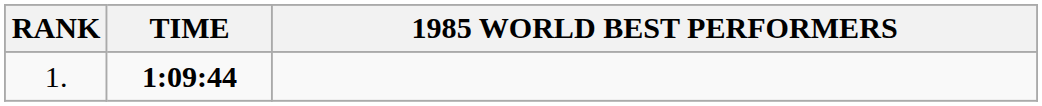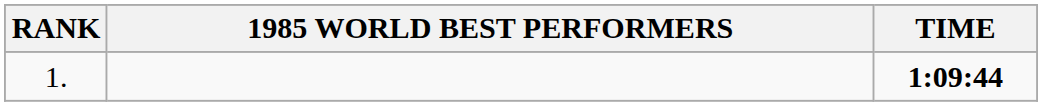columns swapped: (655, 28) <-> (189, 28)
